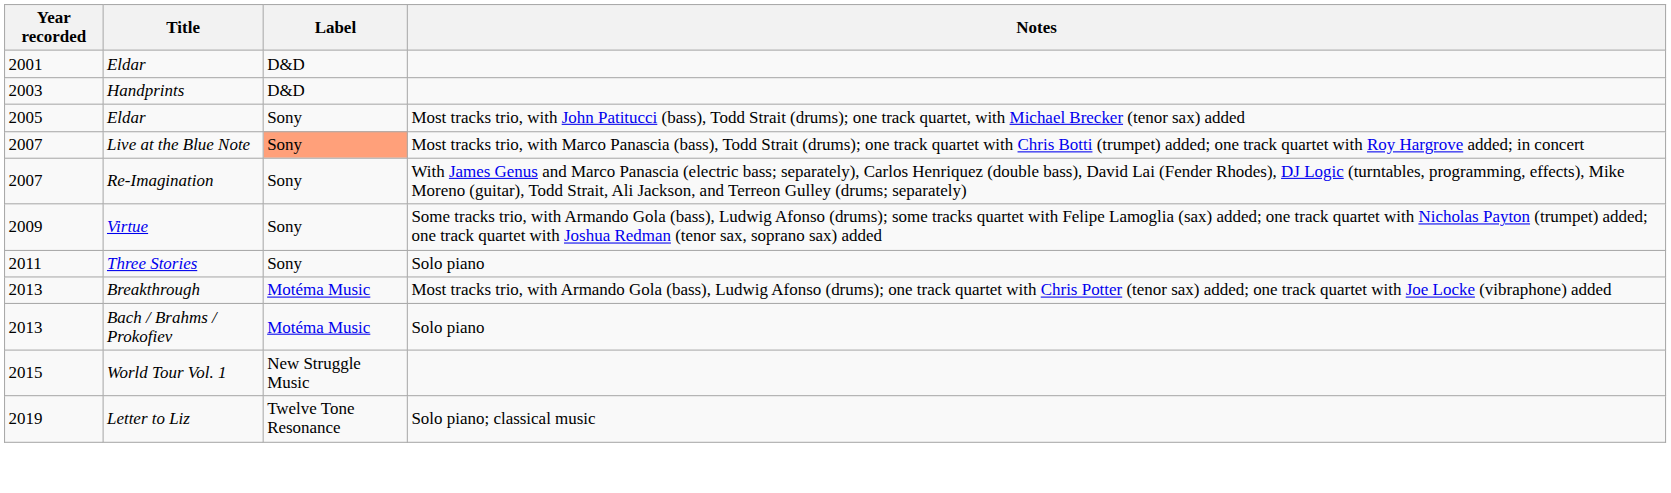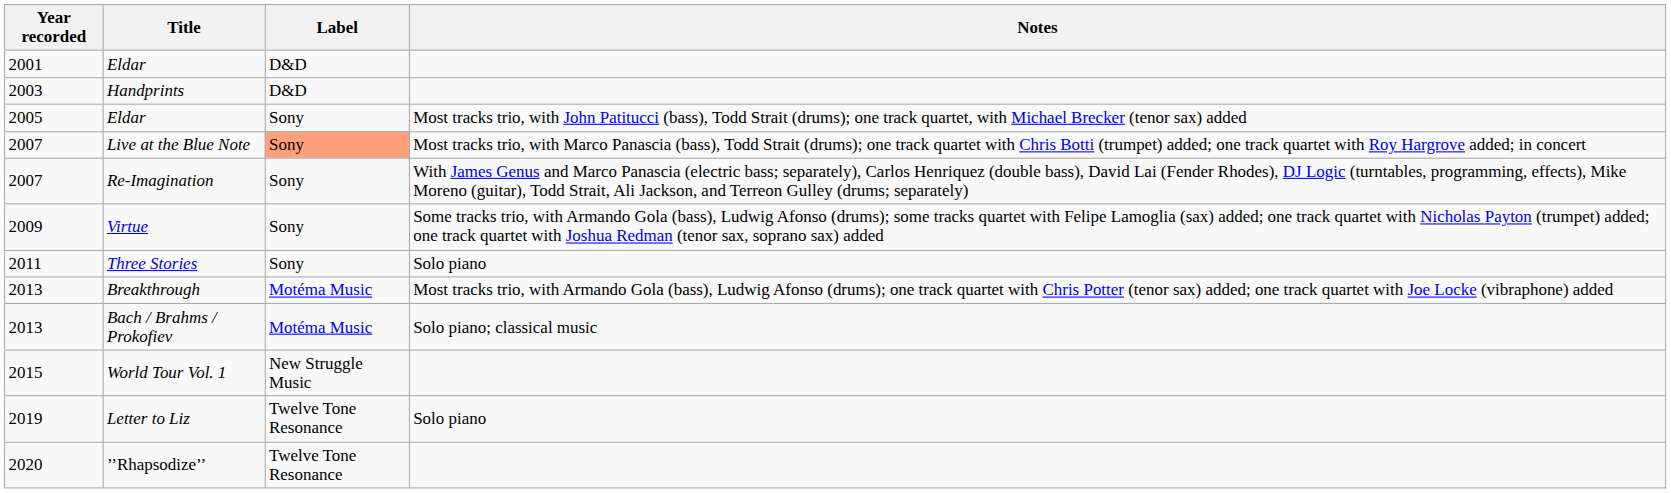(448, 326) Solo piano -> (505, 326) Solo piano; classical music
(504, 418) Solo piano; classical music -> (450, 418) Solo piano
+ row: (25, 464)
